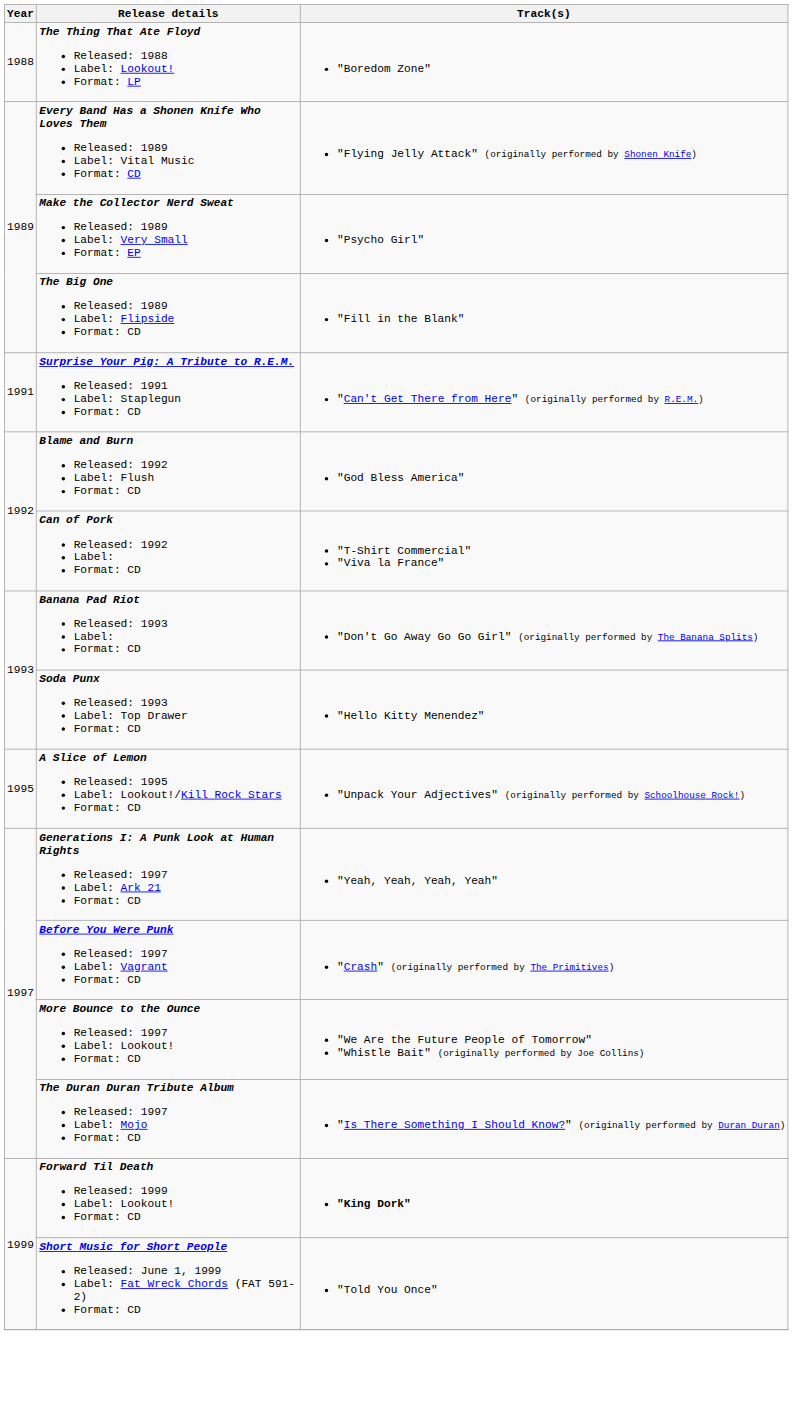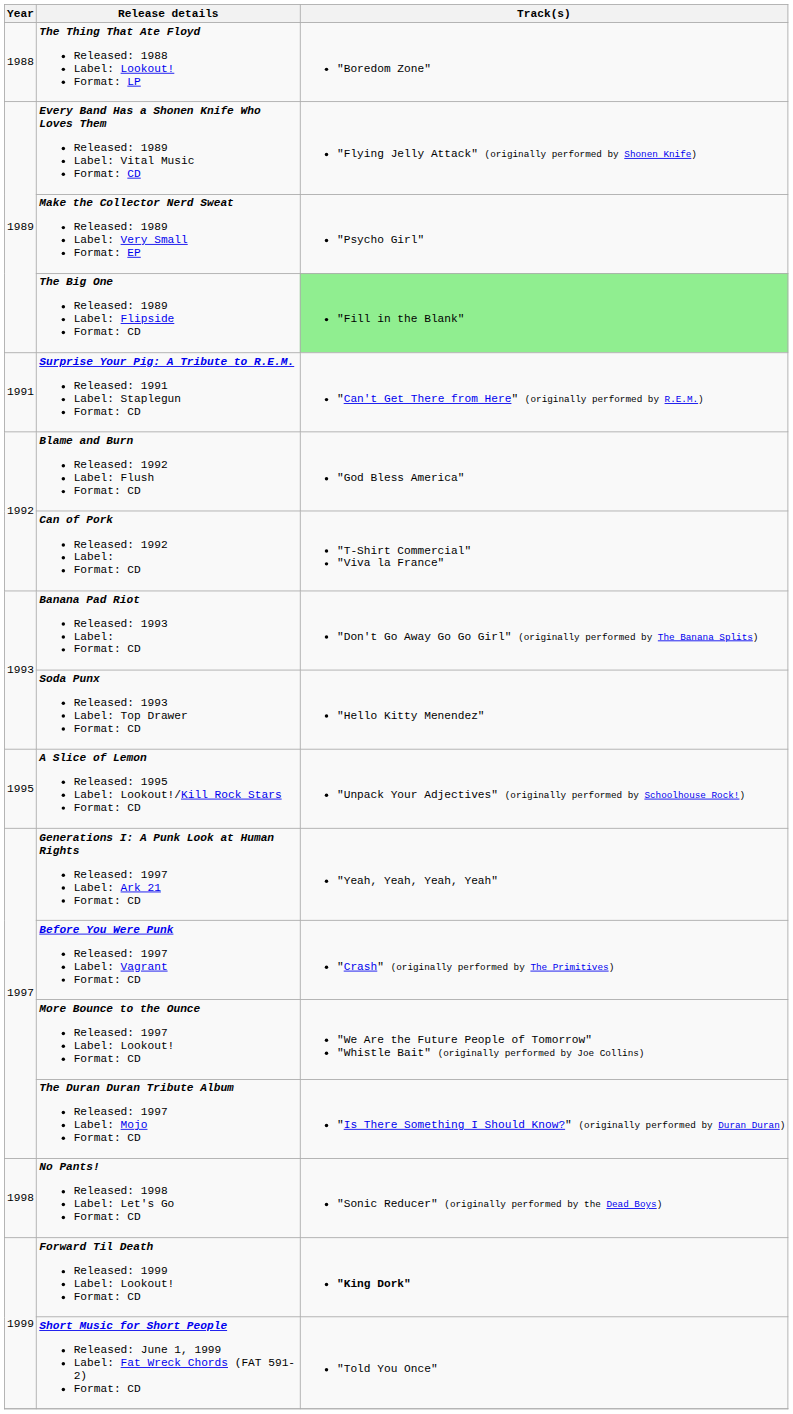(544, 319) no background -> (544, 319) lightgreen background
+ row: (168, 1192)
